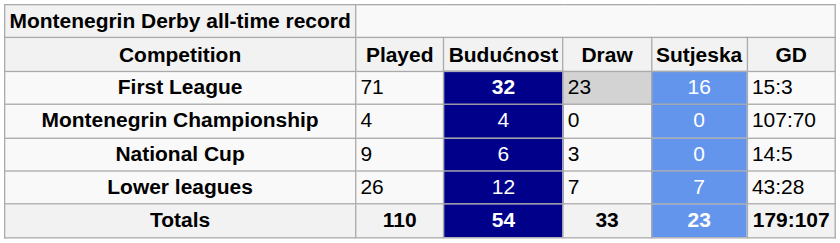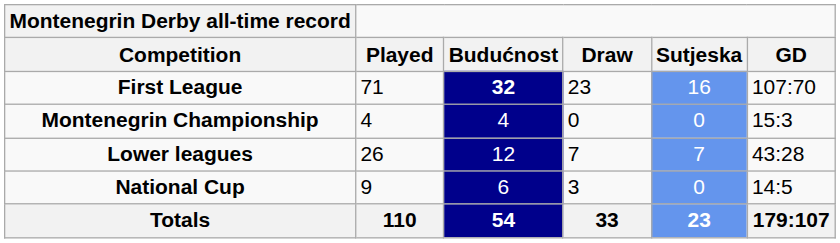(579, 87) lightgrey background -> (579, 87) no background
(772, 87) 15:3 -> (784, 87) 107:70
(784, 120) 107:70 -> (772, 120) 15:3
rows swapped: (180, 187) <-> (180, 154)
